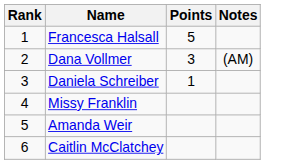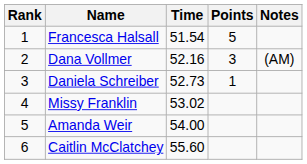+ column: (187, 15)
